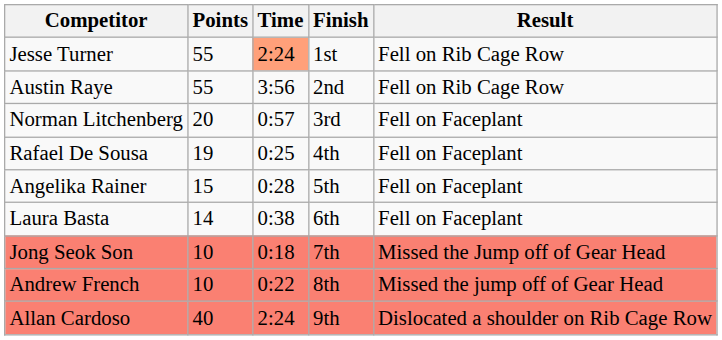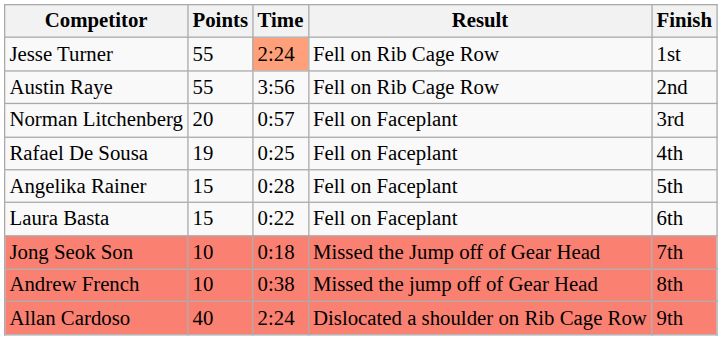columns swapped: (341, 20) <-> (545, 20)
(203, 218) 14 -> (203, 218) 15
(276, 218) 0:38 -> (276, 218) 0:22
(276, 284) 0:22 -> (276, 284) 0:38
